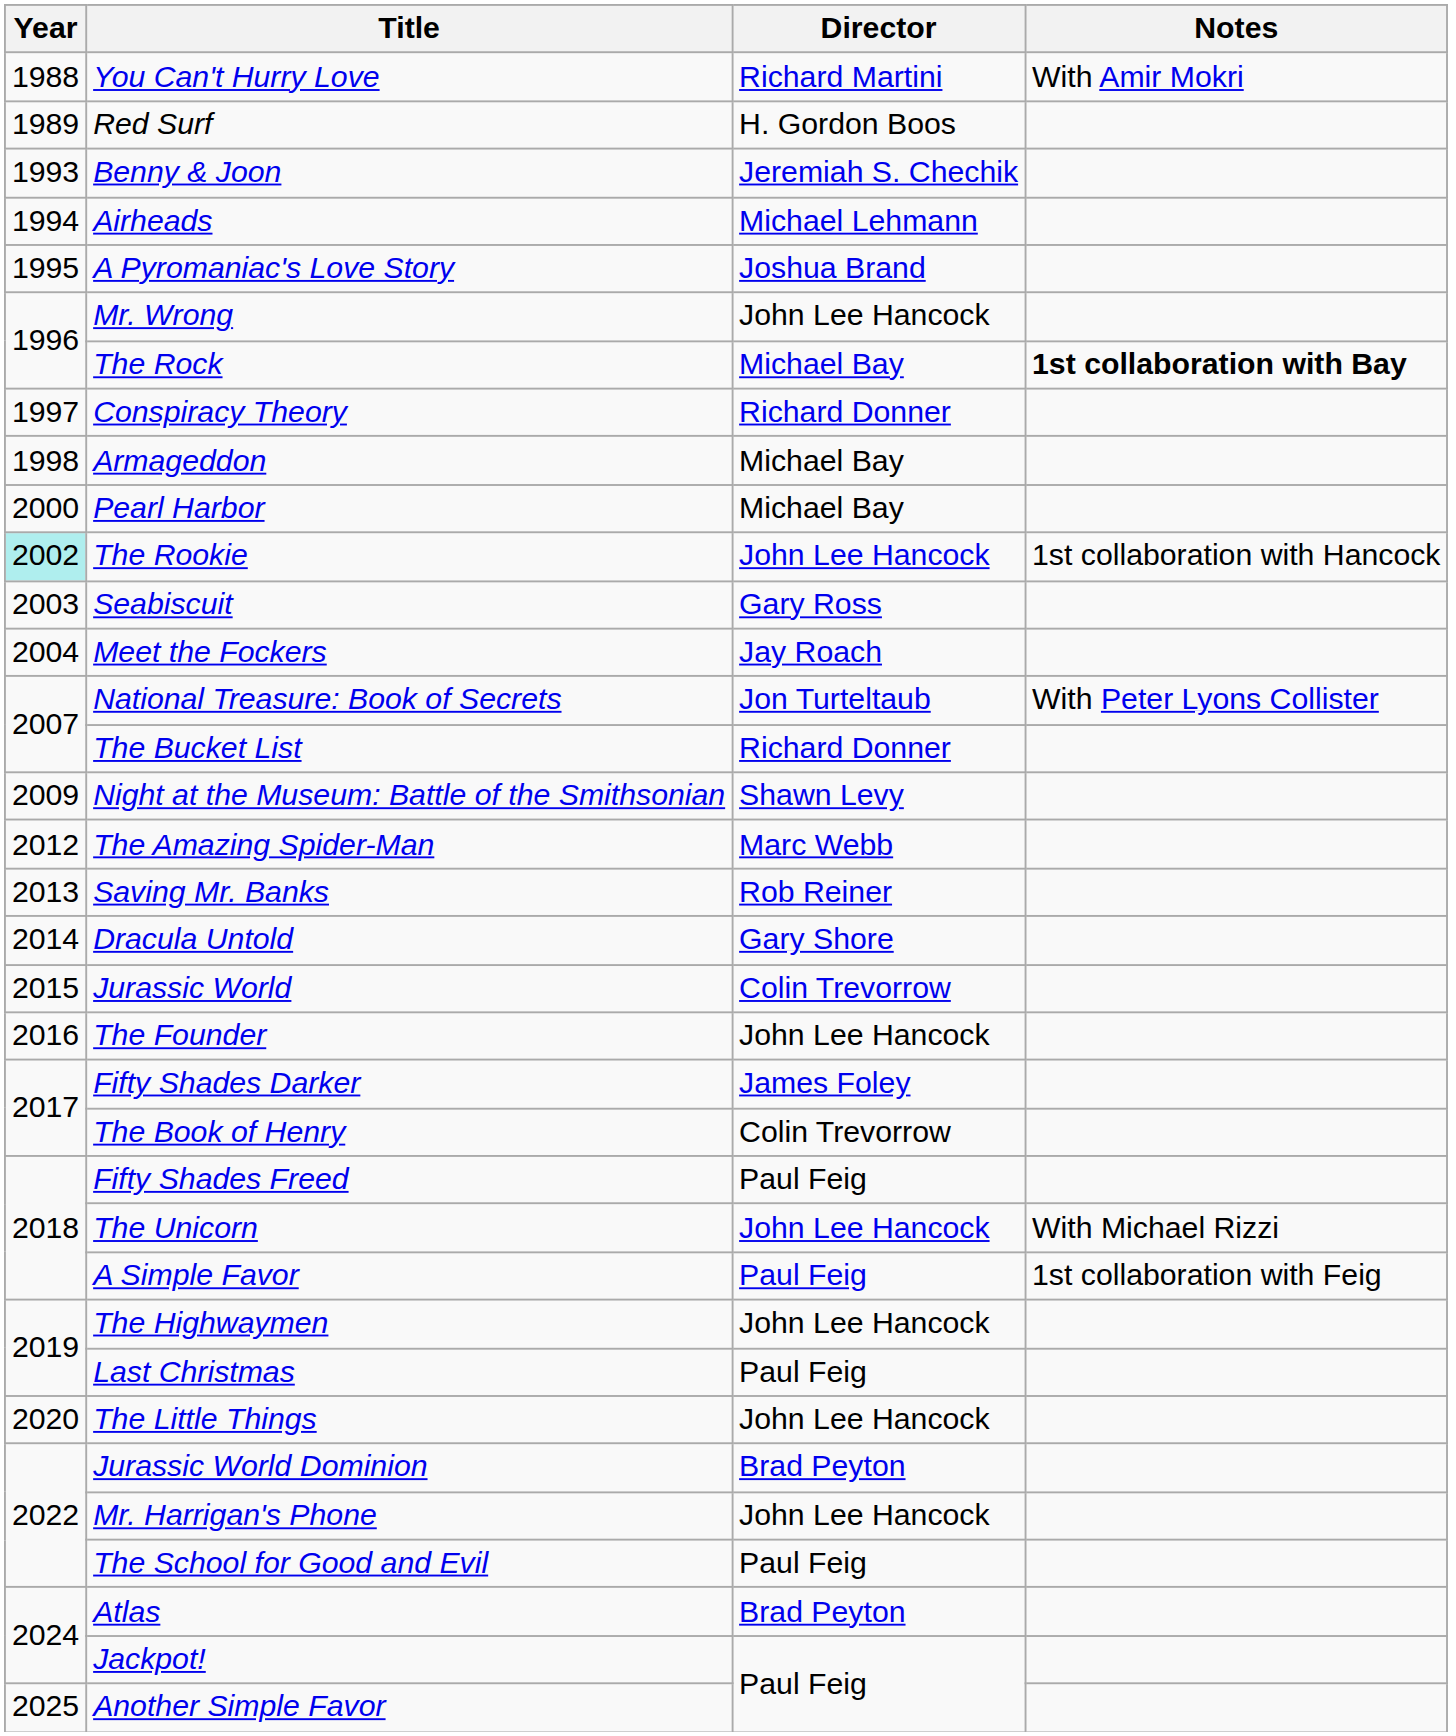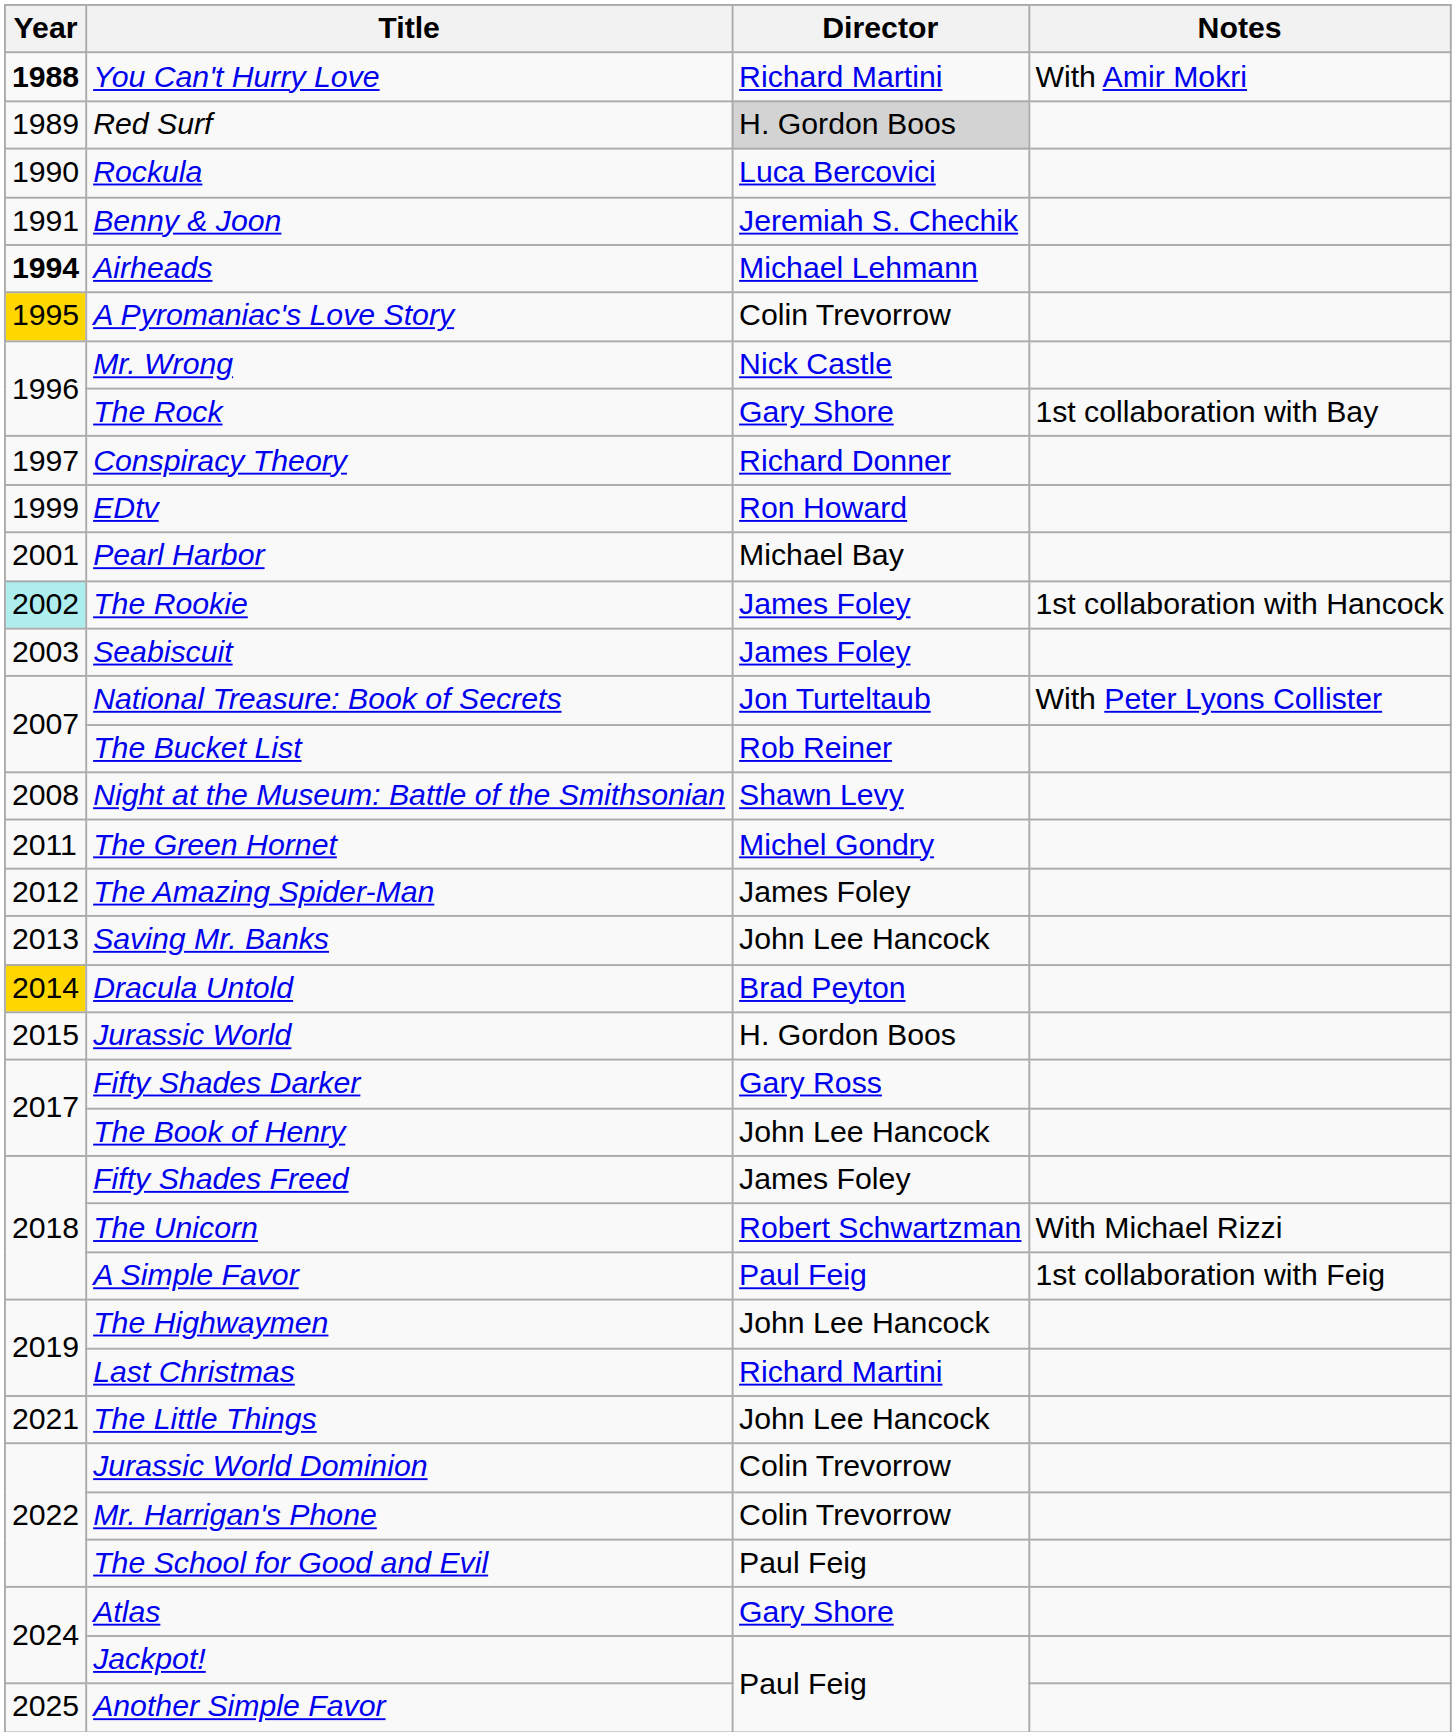(46, 76) normal -> (46, 76) bold
(848, 124) no background -> (848, 124) lightgrey background
+ row: (148, 172)
(46, 172) 1993 -> (46, 220) 1991
(46, 220) normal -> (46, 268) bold
(46, 268) no background -> (46, 316) gold background
(832, 268) Joshua Brand -> (845, 316) Colin Trevorrow
(864, 316) John Lee Hancock -> (816, 364) Nick Castle
(821, 364) Michael Bay -> (816, 412) Gary Shore
(1219, 364) bold -> (1207, 412) normal
- row: (180, 460)
+ row: (126, 508)
(46, 508) 2000 -> (46, 556) 2001
(864, 556) John Lee Hancock -> (825, 603) James Foley
(811, 603) Gary Ross -> (825, 651) James Foley
- row: (210, 651)
(845, 747) Richard Donner -> (816, 747) Rob Reiner
(46, 795) 2009 -> (46, 795) 2008
+ row: (215, 843)
(816, 843) Marc Webb -> (825, 891) James Foley
(816, 891) Rob Reiner -> (864, 939) John Lee Hancock
(46, 939) no background -> (46, 987) gold background
(816, 939) Gary Shore -> (822, 987) Brad Peyton
(845, 987) Colin Trevorrow -> (848, 1035) H. Gordon Boos
- row: (180, 1035)
(825, 1083) James Foley -> (811, 1083) Gary Ross
(845, 1131) Colin Trevorrow -> (864, 1131) John Lee Hancock
(803, 1179) Paul Feig -> (825, 1179) James Foley
(864, 1227) John Lee Hancock -> (880, 1227) Robert Schwartzman
(803, 1371) Paul Feig -> (841, 1371) Richard Martini
(46, 1419) 2020 -> (46, 1419) 2021
(822, 1467) Brad Peyton -> (845, 1467) Colin Trevorrow
(864, 1515) John Lee Hancock -> (845, 1515) Colin Trevorrow
(822, 1611) Brad Peyton -> (816, 1611) Gary Shore
